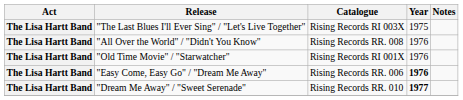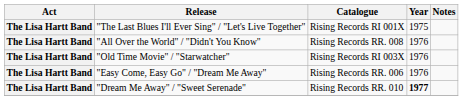(357, 27) Rising Records RI 003X -> (357, 27) Rising Records RI 001X
(357, 57) Rising Records RI 001X -> (357, 57) Rising Records RI 003X
(419, 73) bold -> (419, 73) normal
